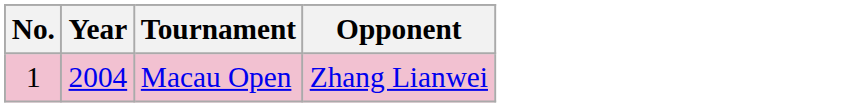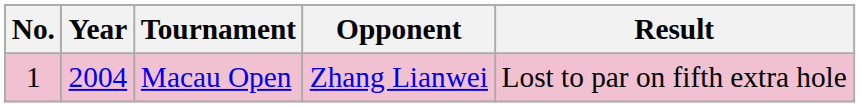+ column: (674, 28)
